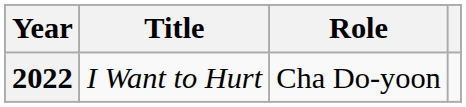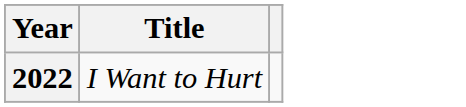- column: (358, 28)
